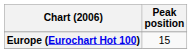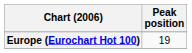(164, 40) 15 -> (164, 40) 19
